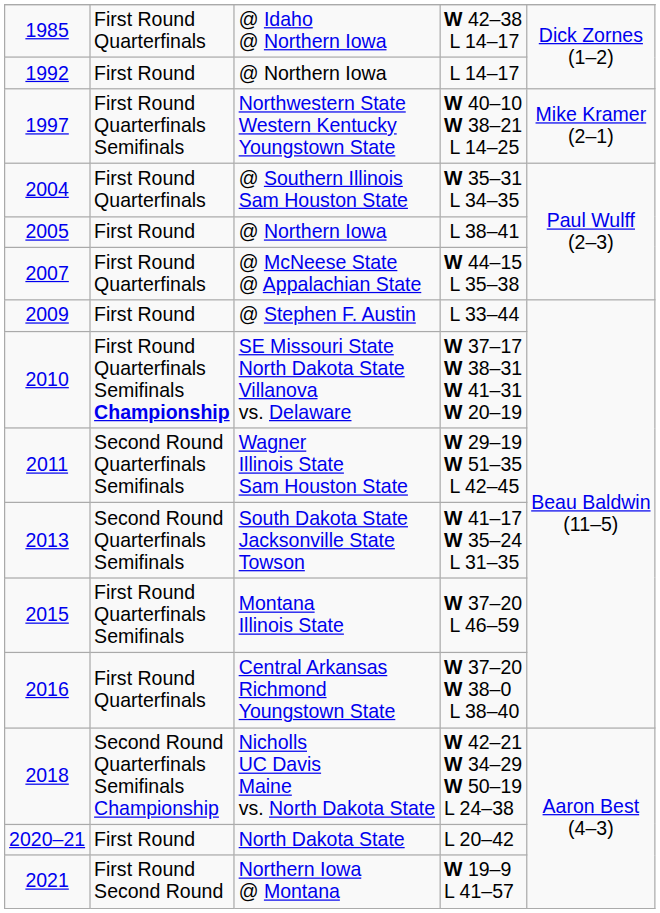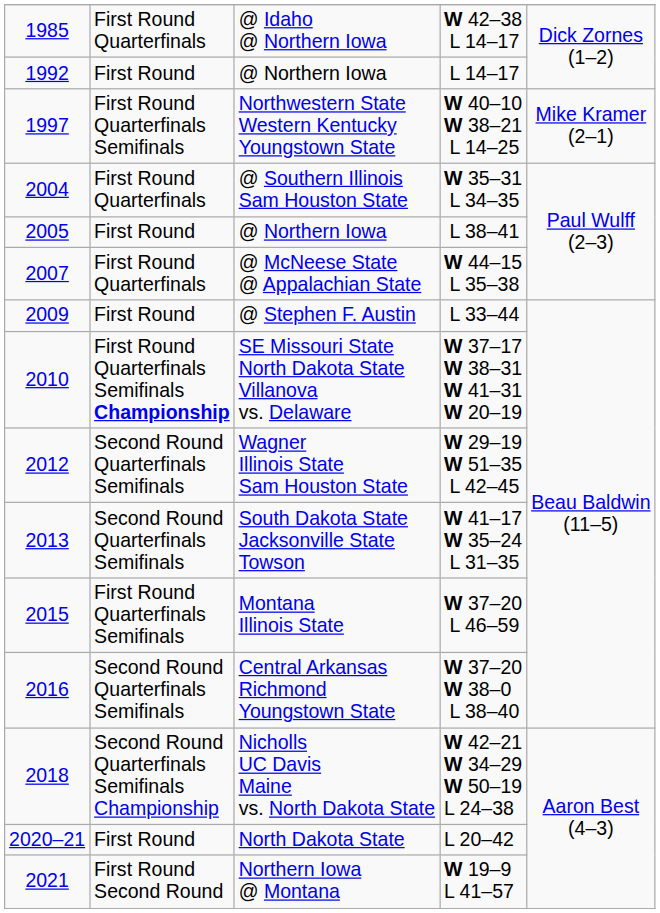(47, 465) 2011 -> (47, 465) 2012
(150, 689) First Round Quarterfinals -> (159, 689) Second Round Quarterfinals Semifinals
